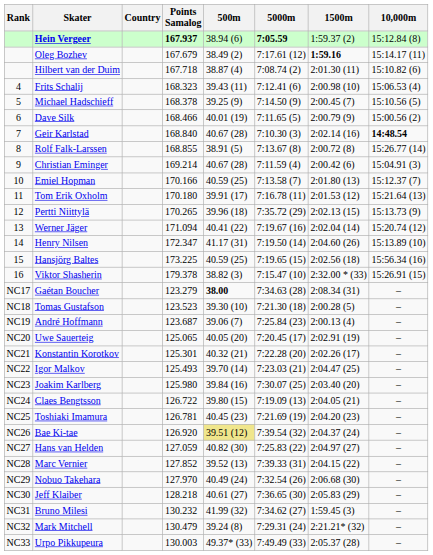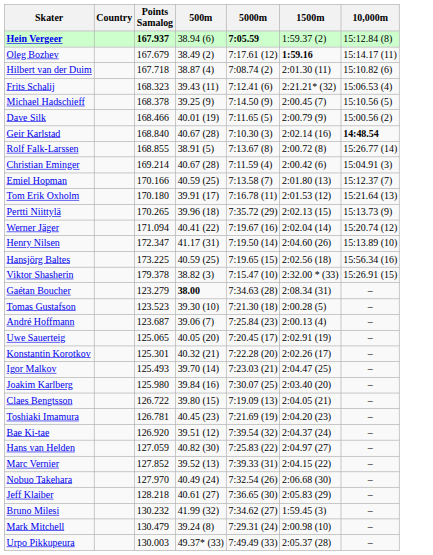- column: (18, 17)
(335, 86) 2:00.98 (10) -> (309, 86) 2:21.21* (32)
(227, 432) khaki background -> (198, 432) no background
(337, 526) 2:21.21* (32) -> (307, 526) 2:00.98 (10)
